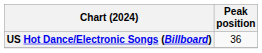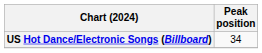(236, 39) 36 -> (236, 39) 34
